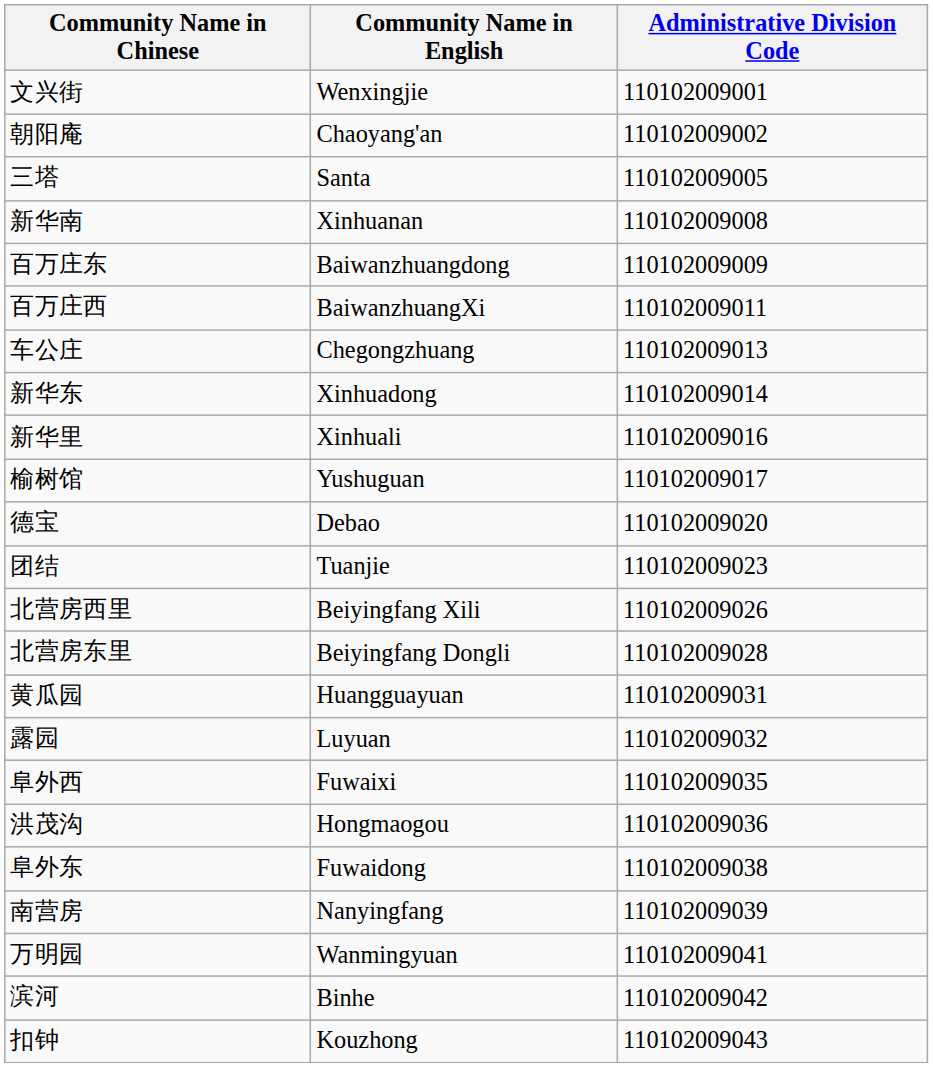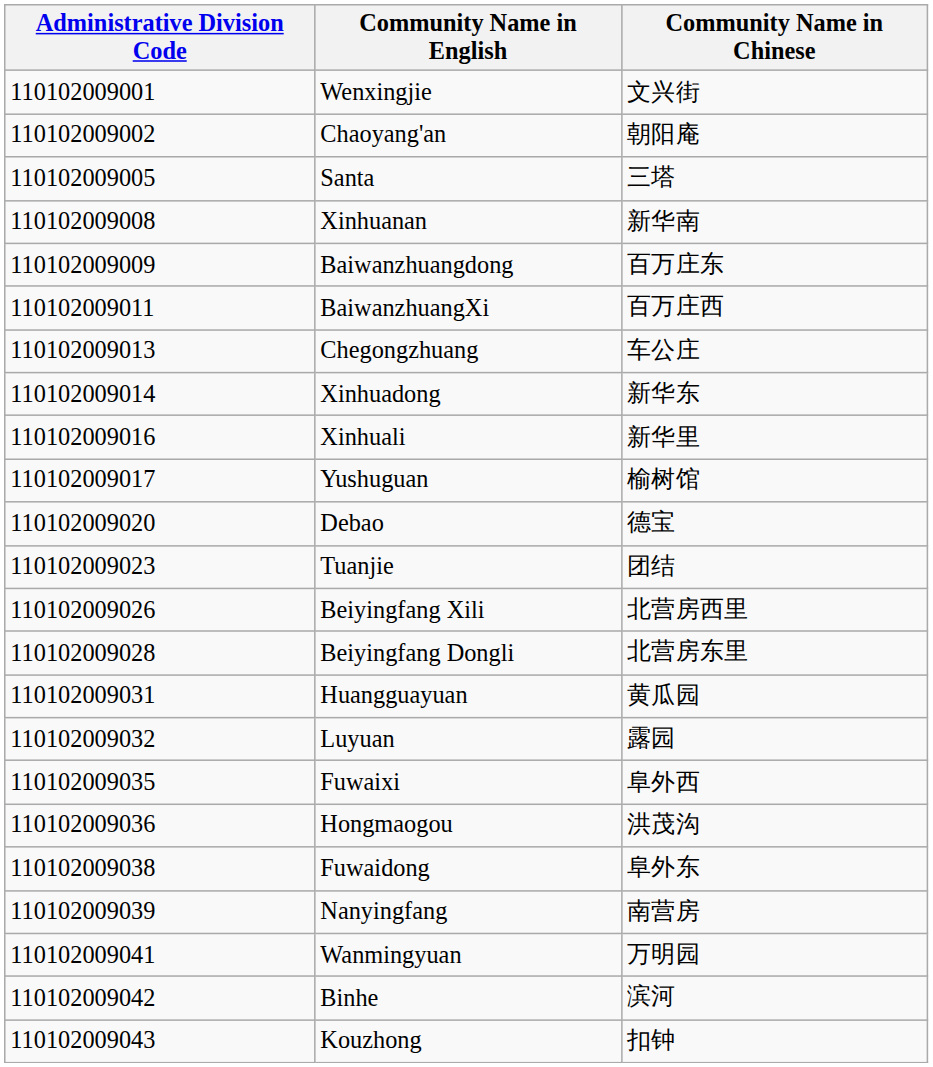columns swapped: (772, 37) <-> (158, 37)
